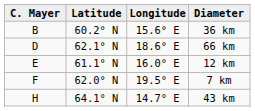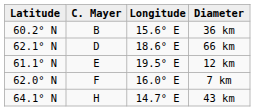columns swapped: (35, 13) <-> (96, 13)
(158, 64) 16.0° E -> (158, 64) 19.5° E
(158, 81) 19.5° E -> (158, 81) 16.0° E
